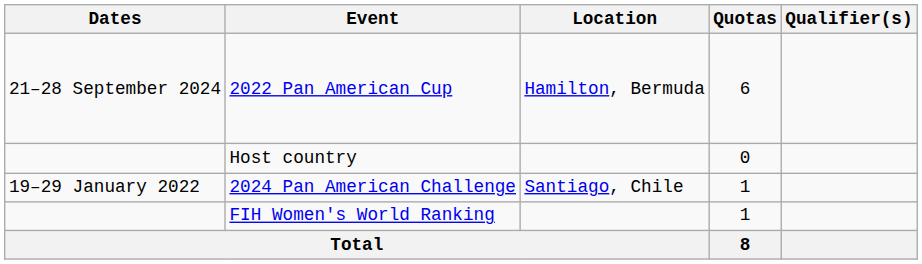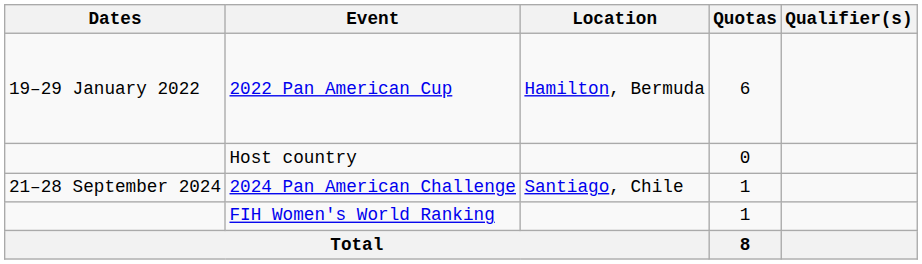(115, 89) 21–28 September 2024 -> (104, 89) 19–29 January 2022
(104, 187) 19–29 January 2022 -> (115, 187) 21–28 September 2024
